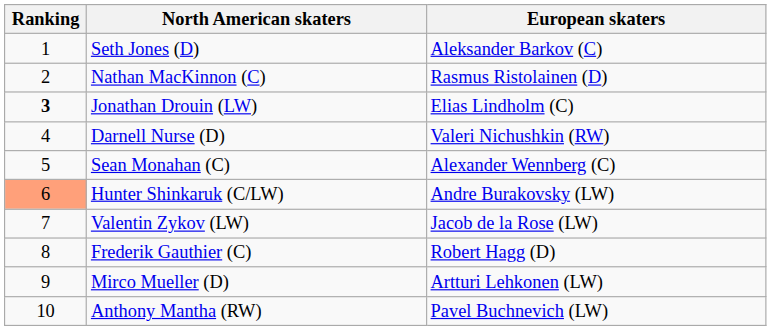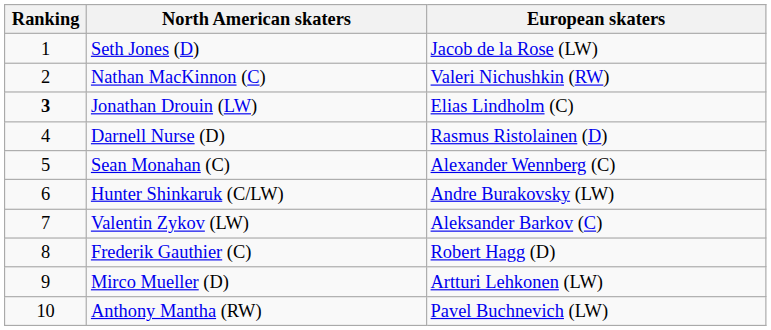(516, 48) Aleksander Barkov (C) -> (514, 48) Jacob de la Rose (LW)
(519, 77) Rasmus Ristolainen (D) -> (520, 77) Valeri Nichushkin (RW)
(520, 135) Valeri Nichushkin (RW) -> (519, 135) Rasmus Ristolainen (D)
(46, 194) lightsalmon background -> (46, 194) no background
(514, 223) Jacob de la Rose (LW) -> (516, 223) Aleksander Barkov (C)
